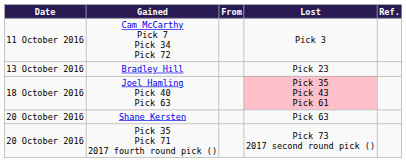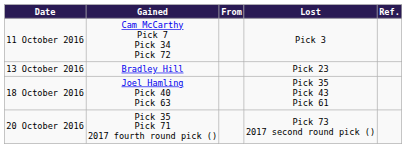(310, 93) pink background -> (310, 93) no background
- row: (153, 117)
